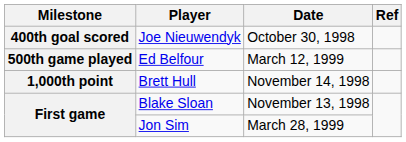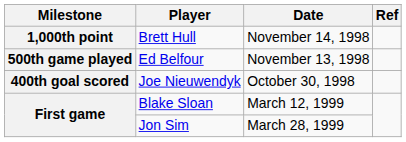rows swapped: (190, 37) <-> (167, 81)
(296, 59) March 12, 1999 -> (308, 59) November 13, 1998
(308, 103) November 13, 1998 -> (296, 103) March 12, 1999
